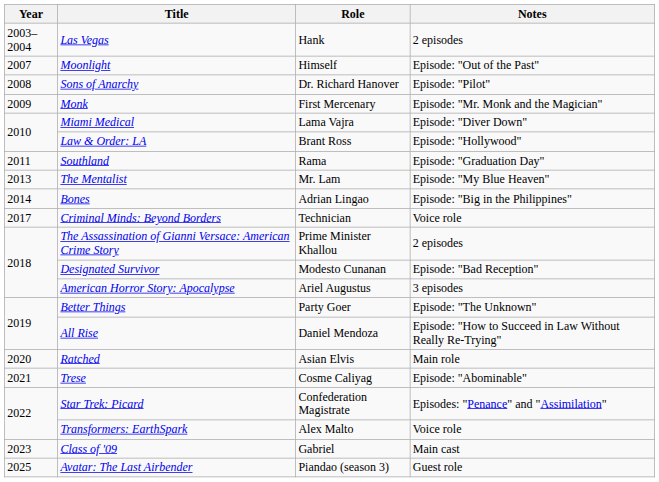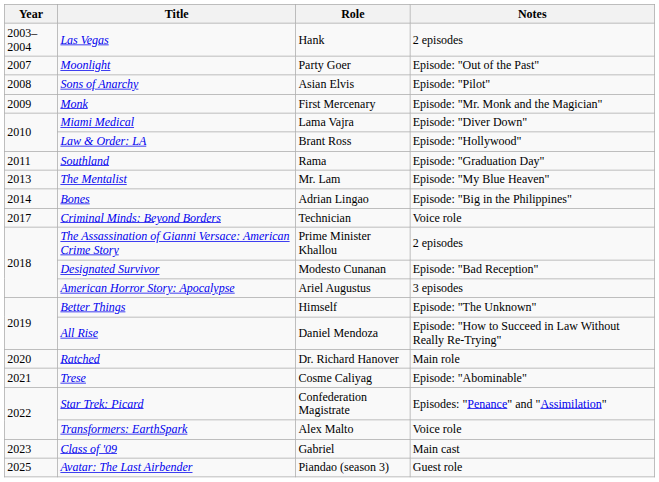(318, 65) Himself -> (325, 65) Party Goer
(349, 84) Dr. Richard Hanover -> (326, 84) Asian Elvis
(325, 307) Party Goer -> (318, 307) Himself
(326, 359) Asian Elvis -> (349, 359) Dr. Richard Hanover
